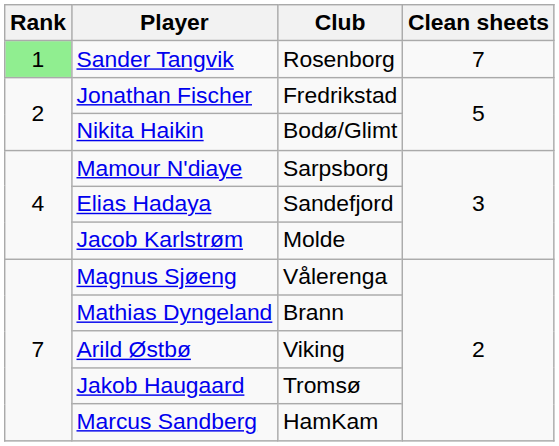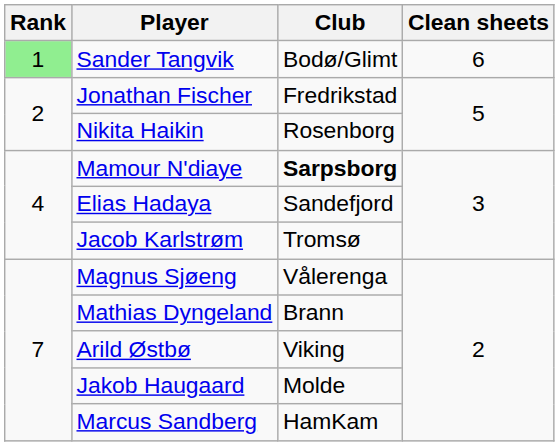(339, 58) Rosenborg -> (340, 58) Bodø/Glimt
(478, 58) 7 -> (478, 58) 6
(340, 131) Bodø/Glimt -> (339, 131) Rosenborg
(336, 167) normal -> (340, 167) bold
(314, 240) Molde -> (322, 240) Tromsø
(322, 385) Tromsø -> (314, 385) Molde
